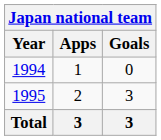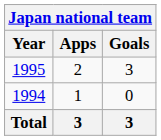rows swapped: (29, 69) <-> (29, 95)
